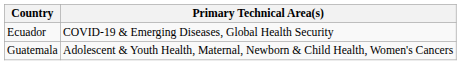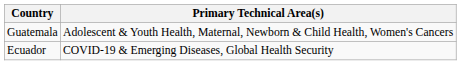rows swapped: (27, 32) <-> (32, 50)
